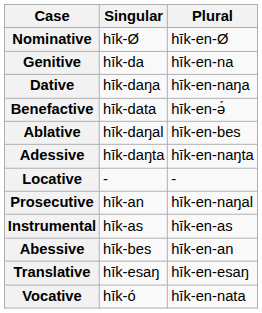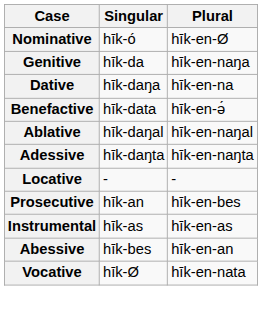(121, 39) hīk-Ø -> (119, 39) hīk-ó
(202, 62) hīk-en-na -> (210, 62) hīk-en-naŋa
(210, 86) hīk-en-naŋa -> (202, 86) hīk-en-na
(206, 132) hīk-en-bes -> (212, 132) hīk-en-naŋal
(212, 202) hīk-en-naŋal -> (206, 202) hīk-en-bes
- row: (52, 272)
(119, 296) hīk-ó -> (121, 272) hīk-Ø
